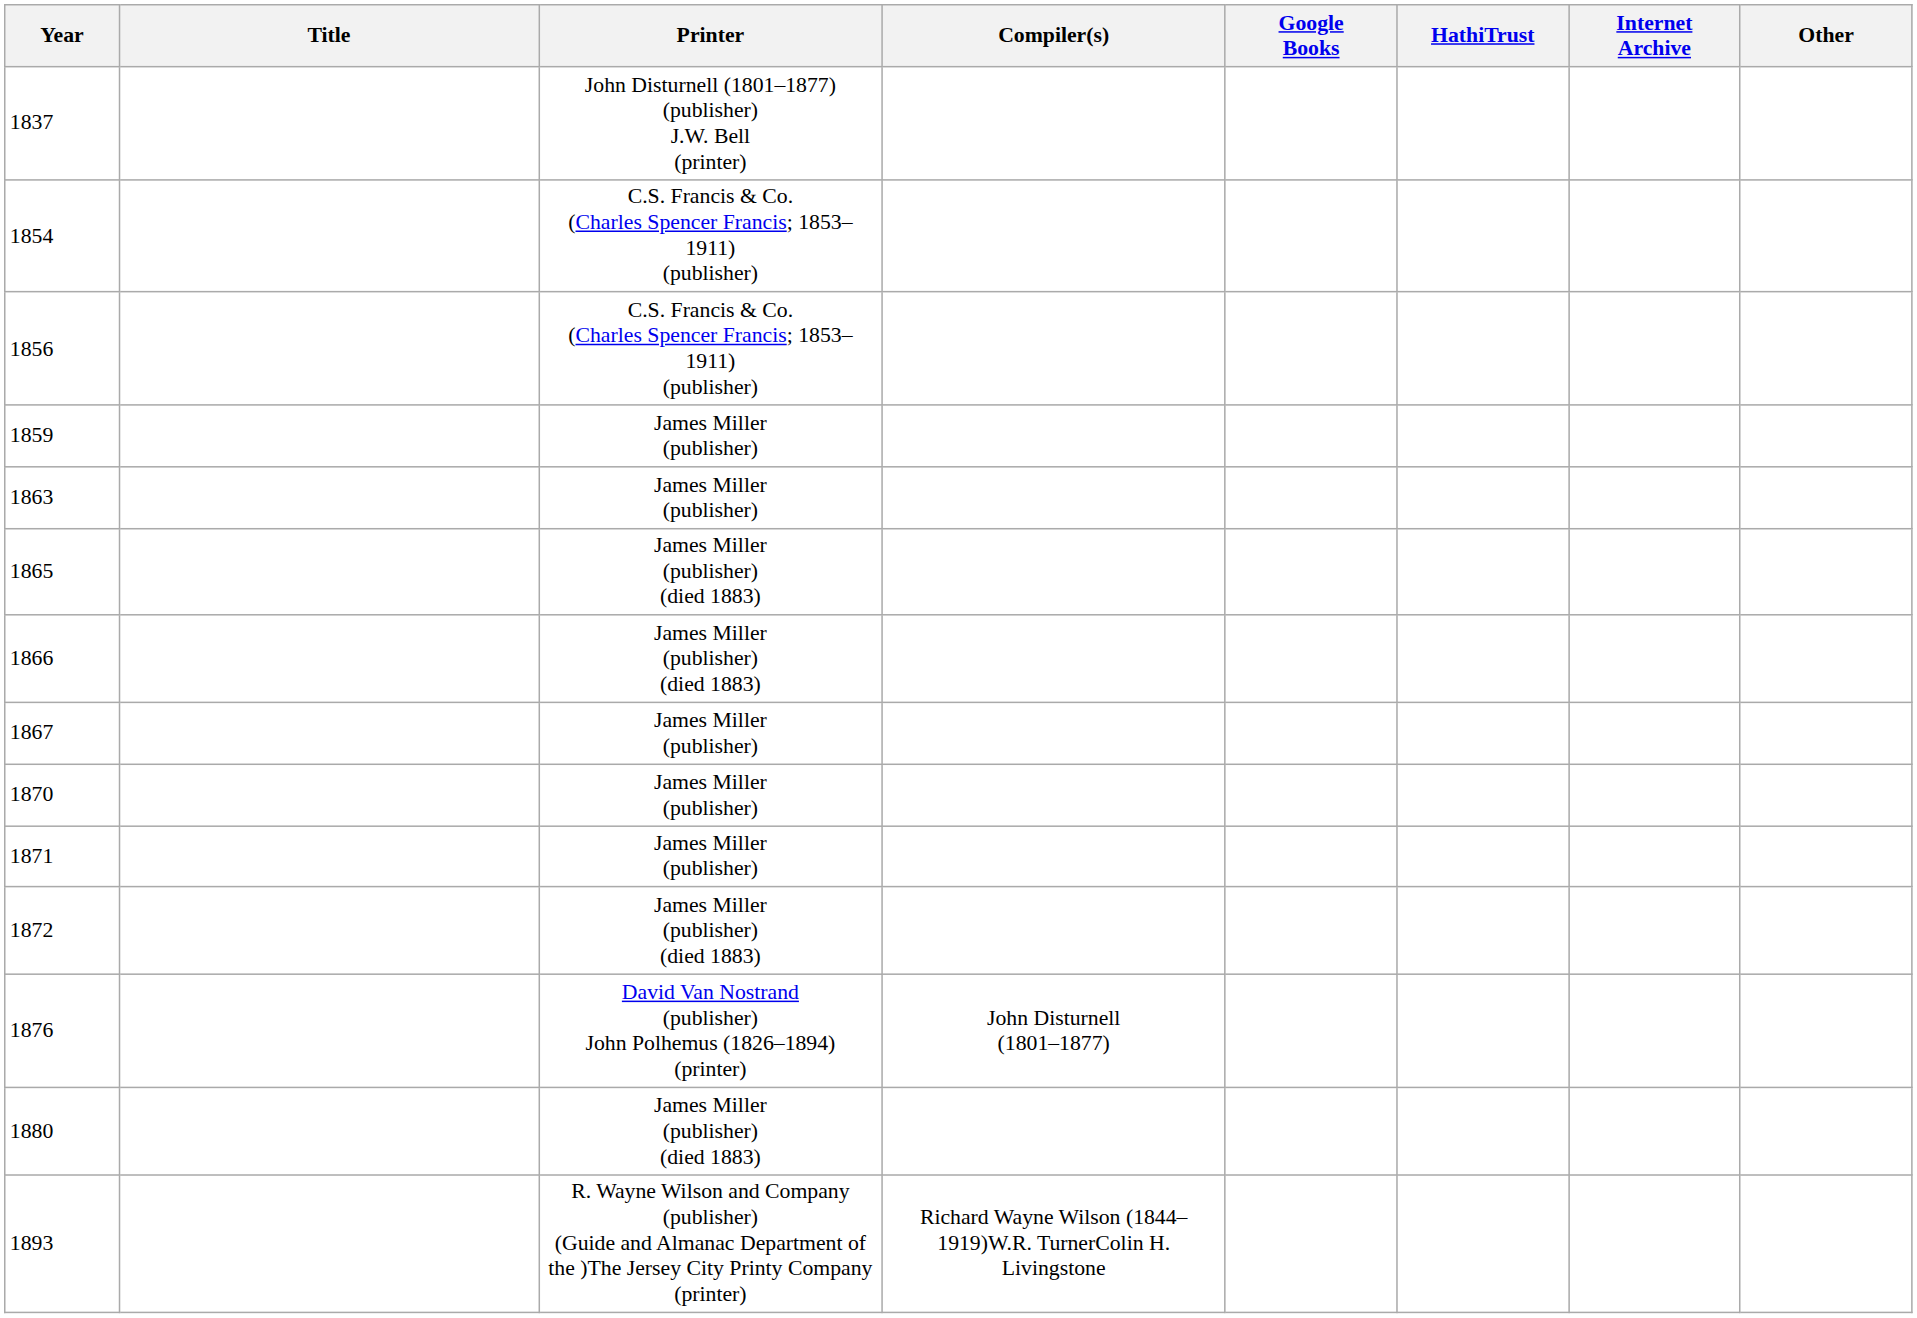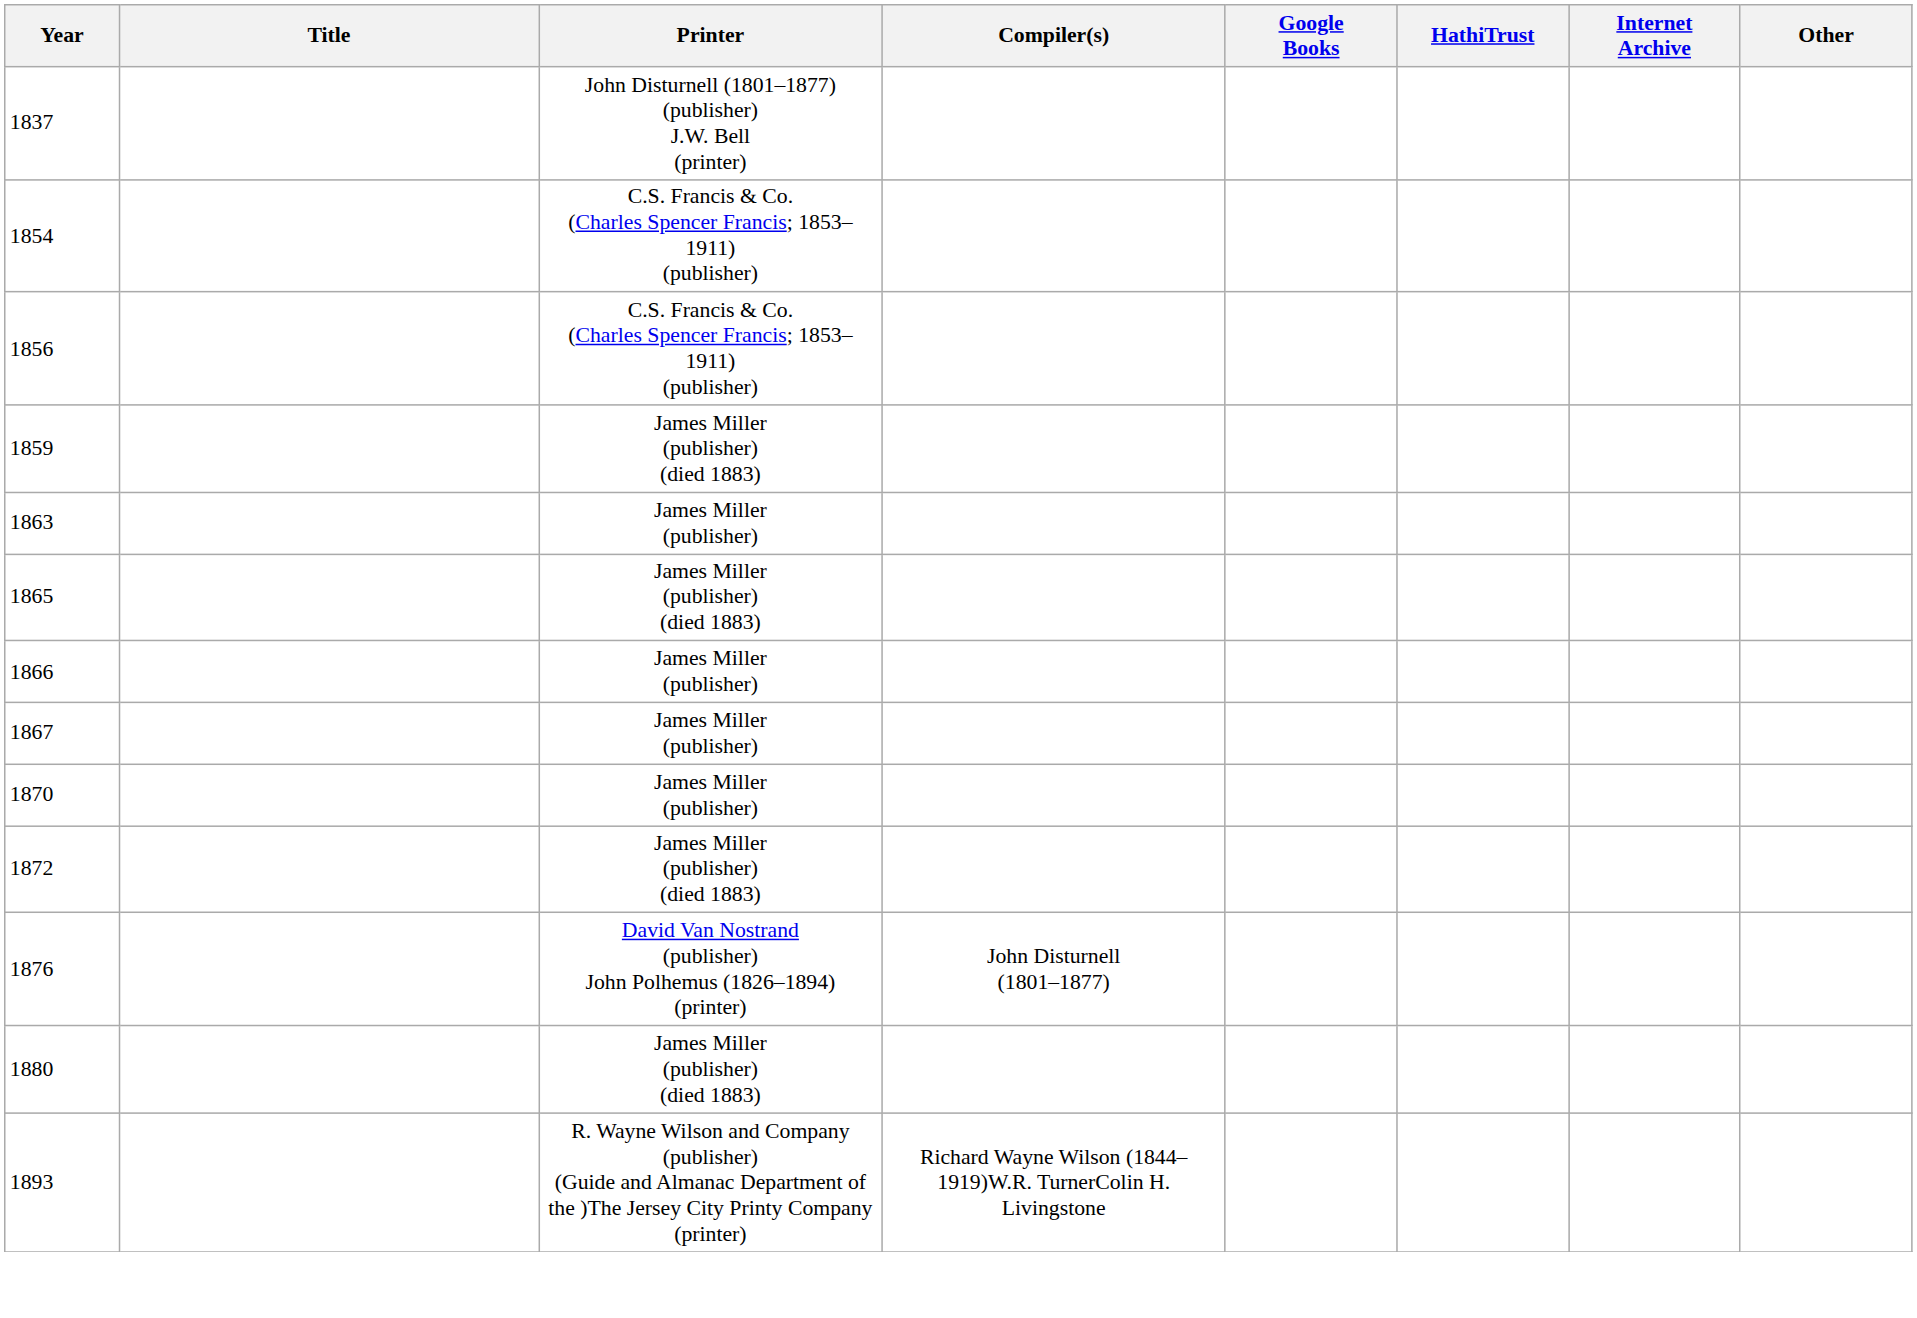(710, 435) James Miller (publisher) -> (710, 448) James Miller (publisher) (died 1883)
(710, 658) James Miller (publisher) (died 1883) -> (710, 671) James Miller (publisher)
- row: (32, 856)
